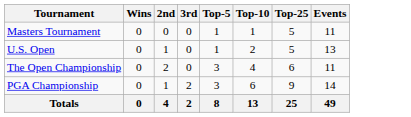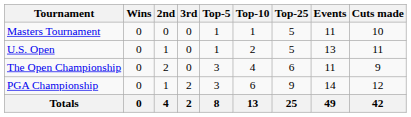+ column: (378, 13)
